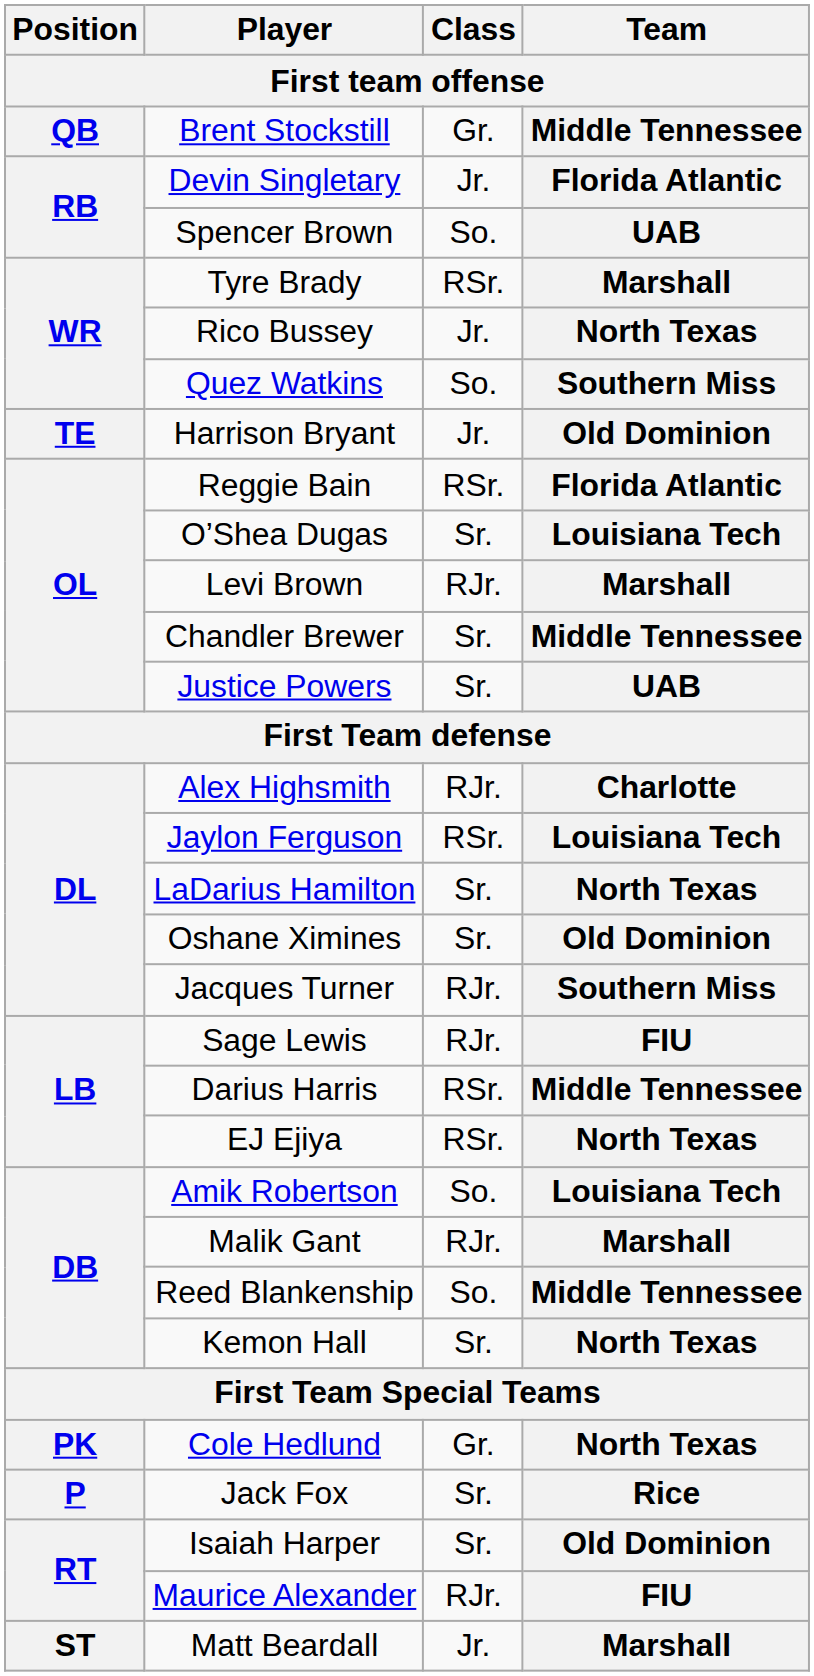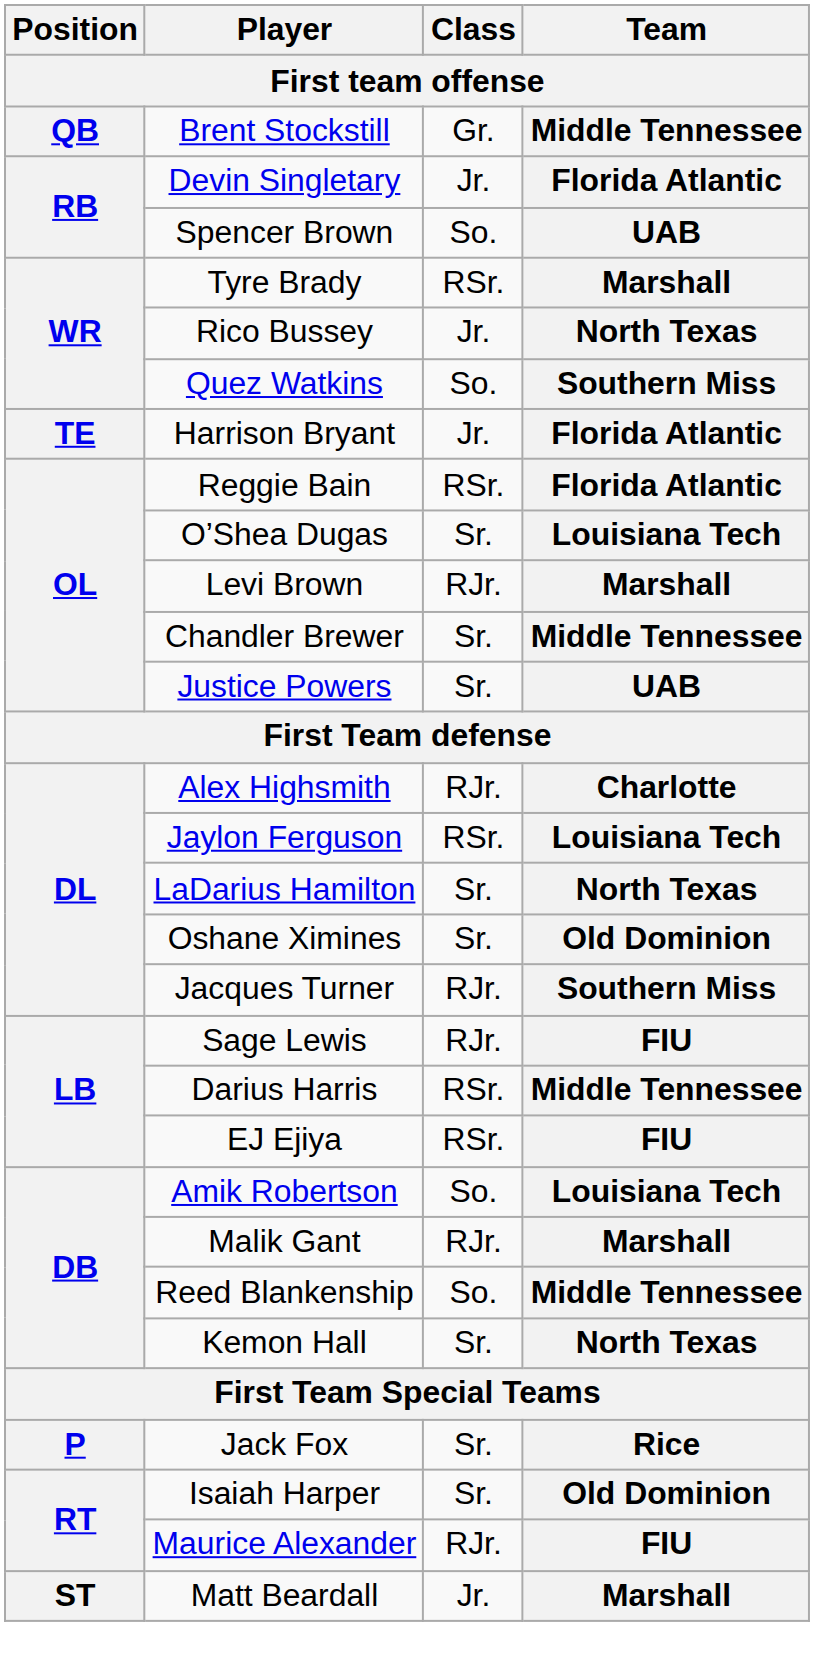(667, 433) Old Dominion -> (667, 433) Florida Atlantic
(667, 1140) North Texas -> (667, 1140) FIU
- row: (284, 1443)
